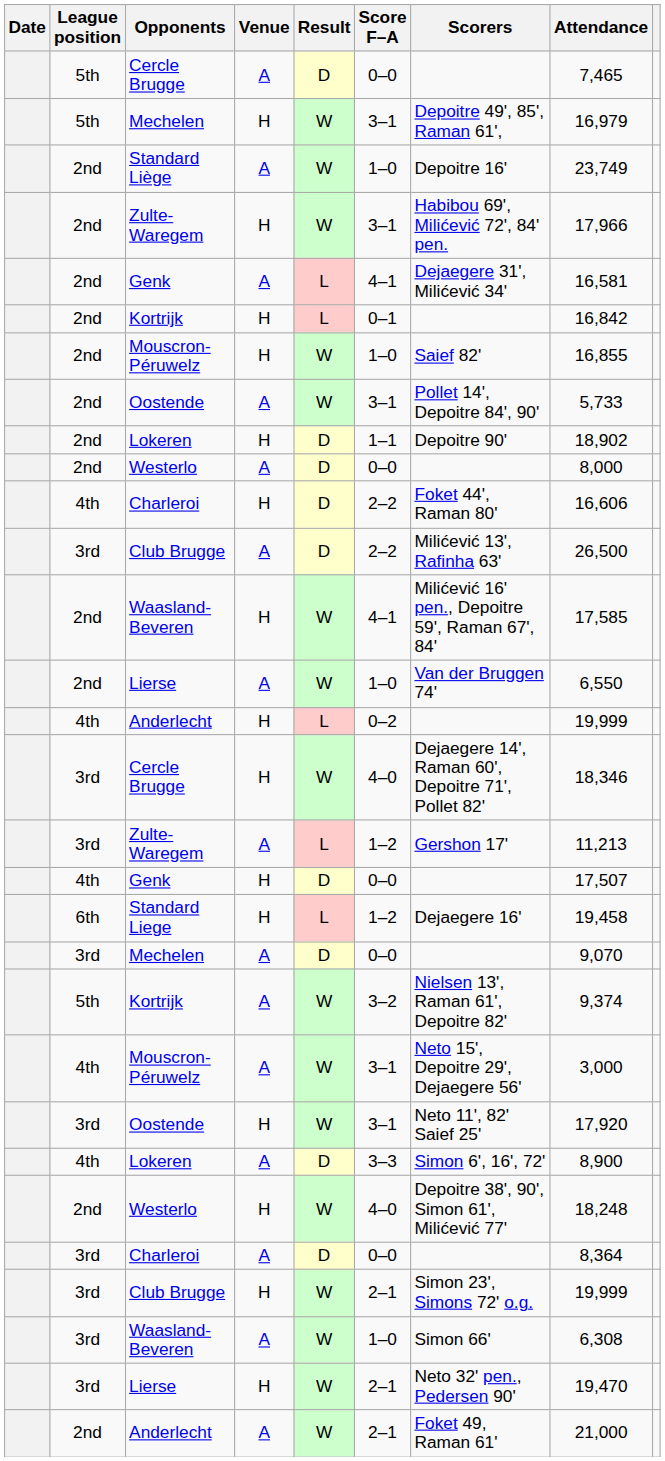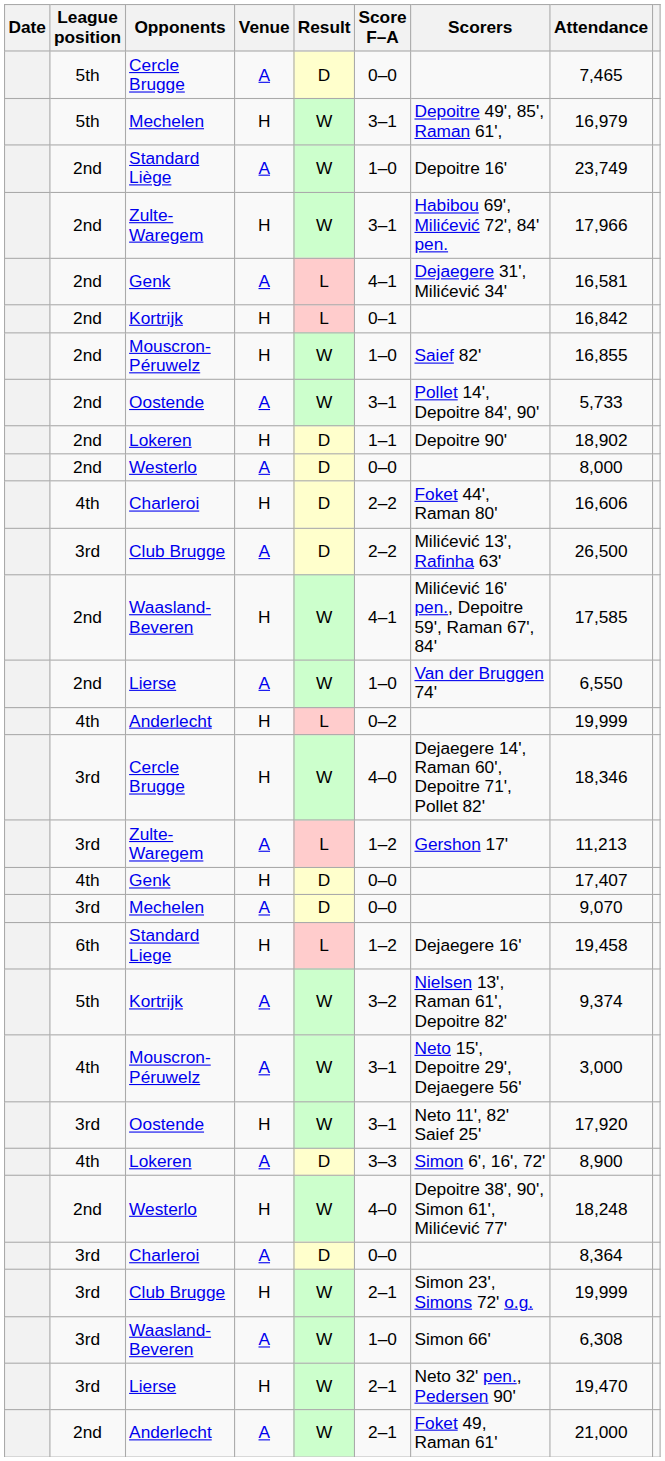(601, 880) 17,507 -> (601, 880) 17,407
rows swapped: (167, 955) <-> (164, 917)
